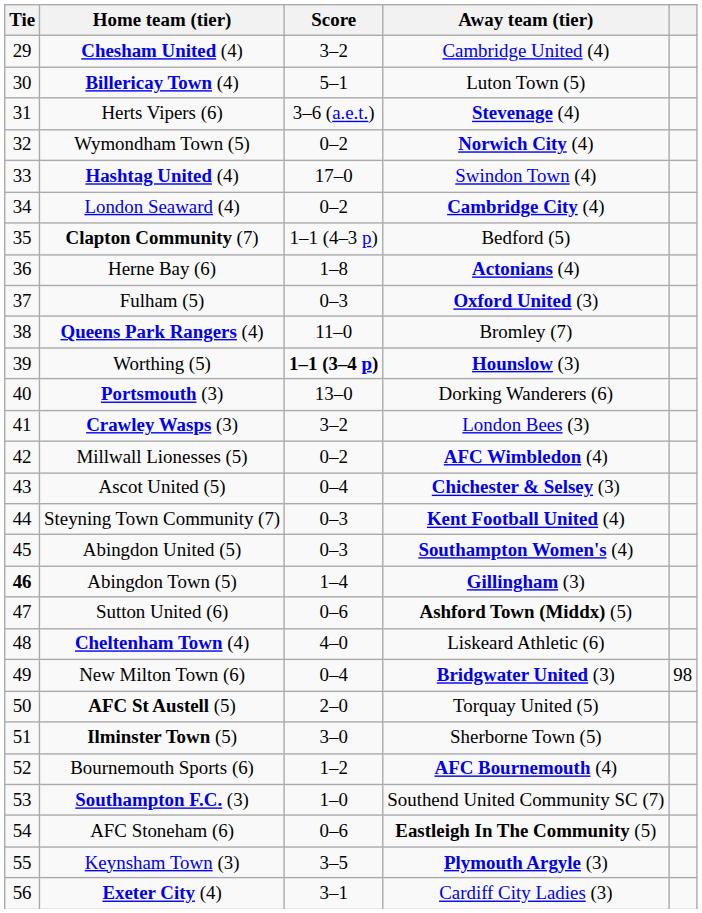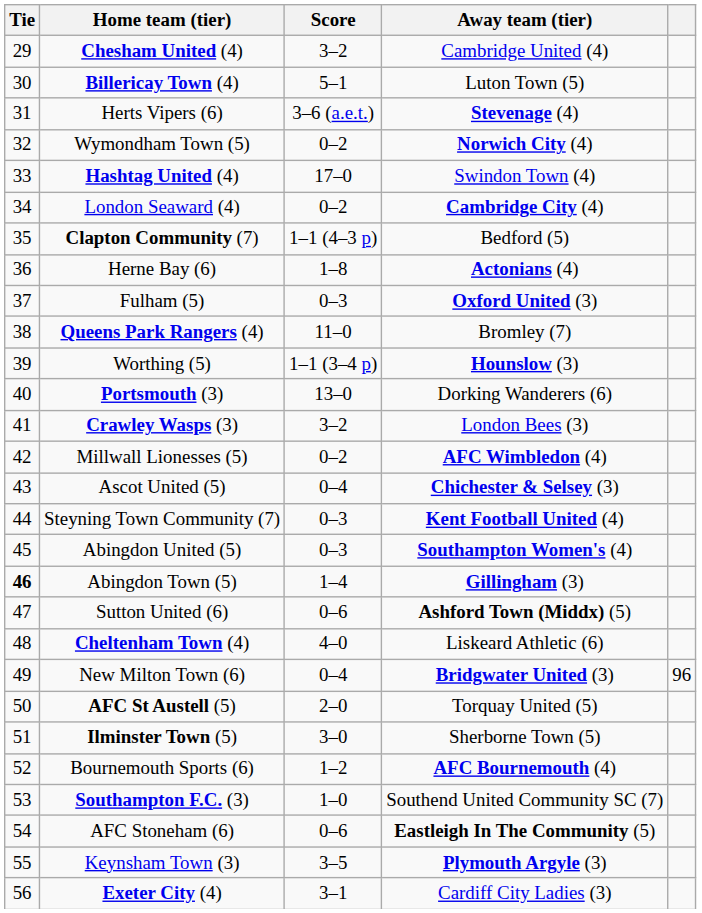(334, 362) bold -> (333, 362) normal
(683, 674) 98 -> (682, 674) 96
